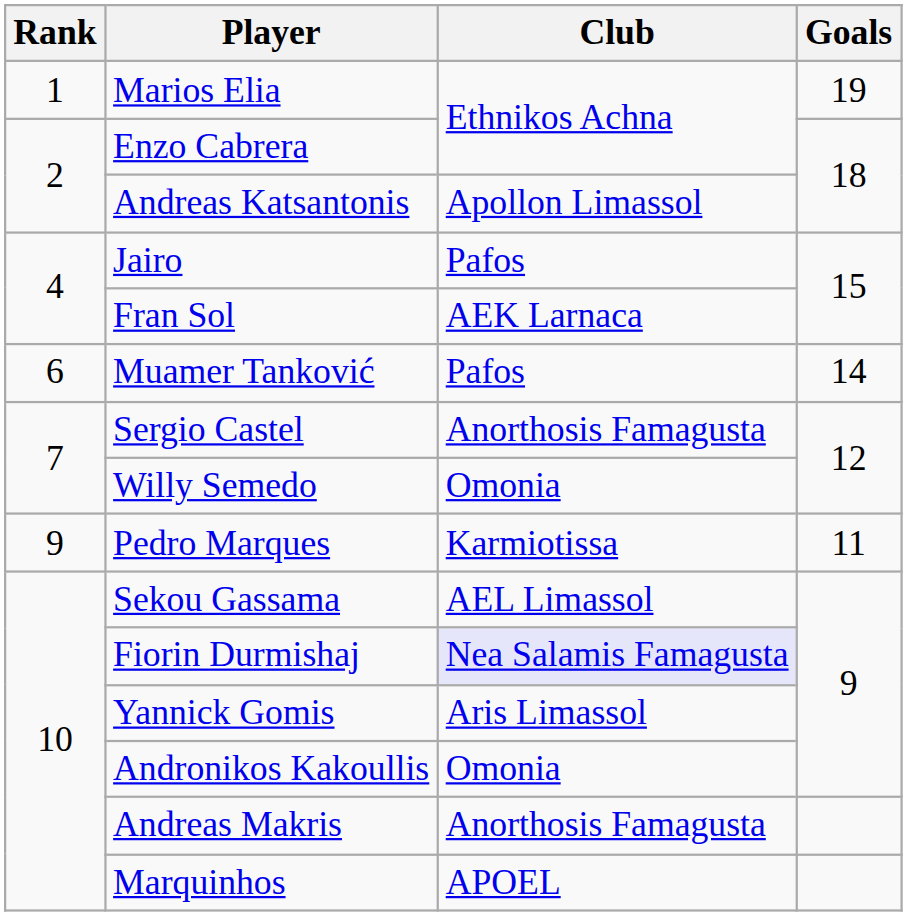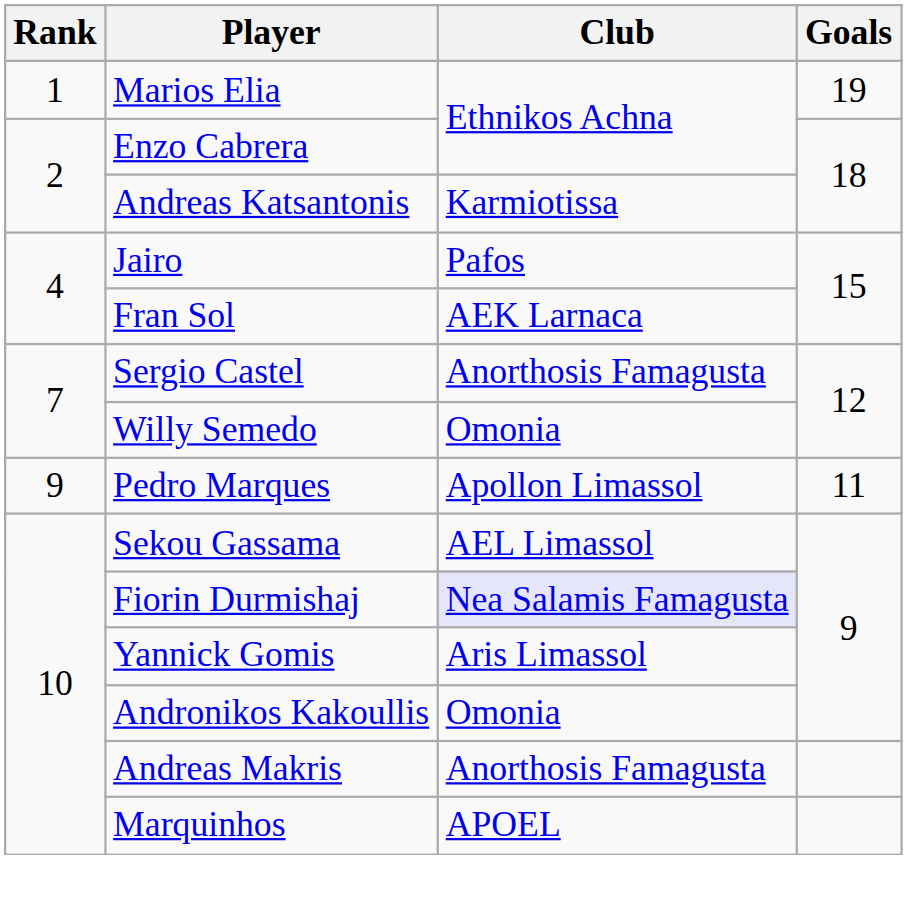(574, 202) Apollon Limassol -> (532, 202) Karmiotissa
- row: (244, 372)
(532, 542) Karmiotissa -> (574, 485) Apollon Limassol
